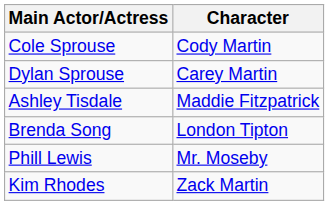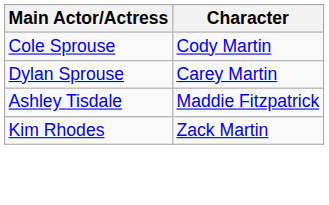- row: (60, 130)
- row: (50, 158)
